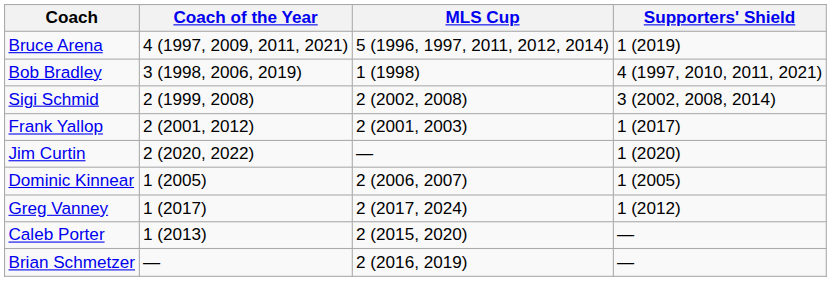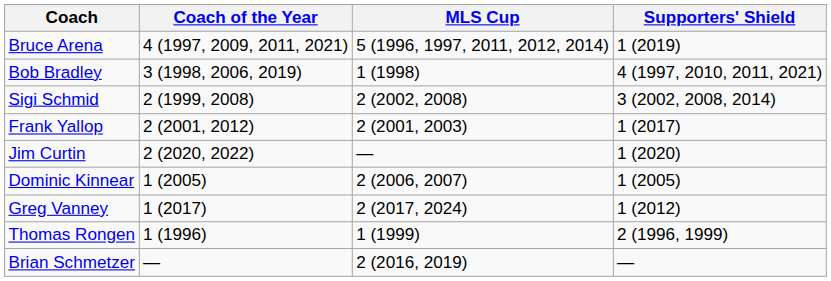- row: (57, 235)
+ row: (72, 235)
